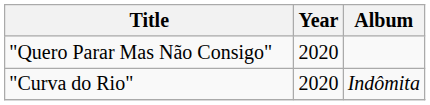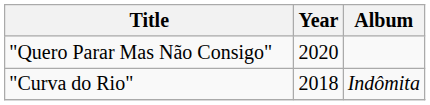(318, 83) 2020 -> (318, 83) 2018
